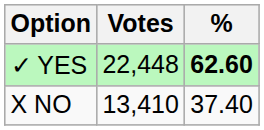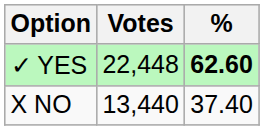(141, 105) 13,410 -> (141, 105) 13,440
